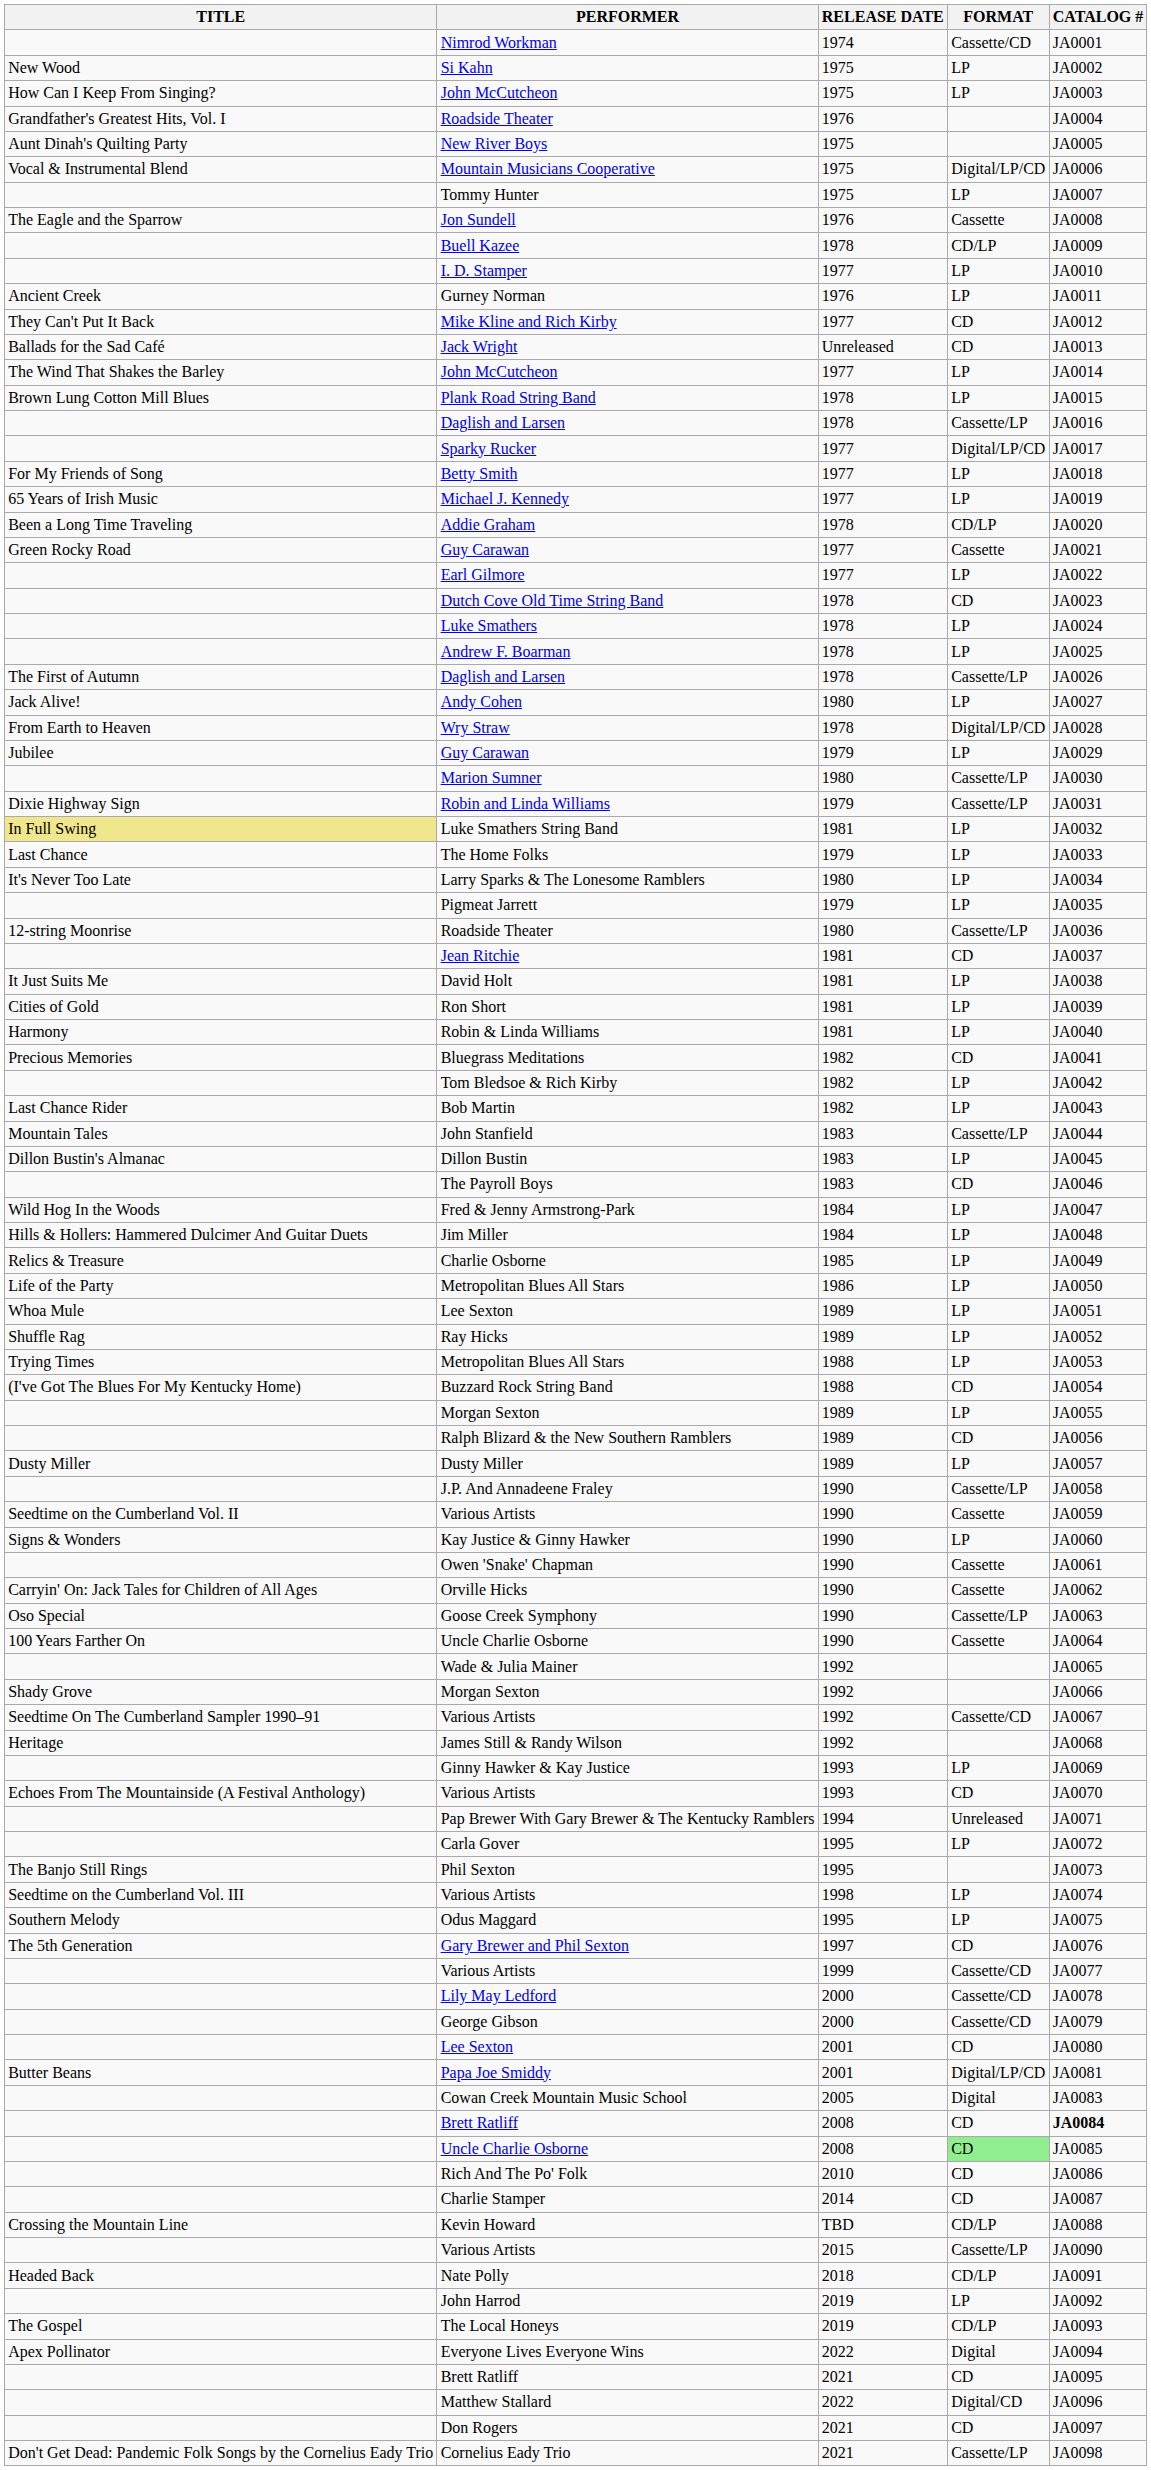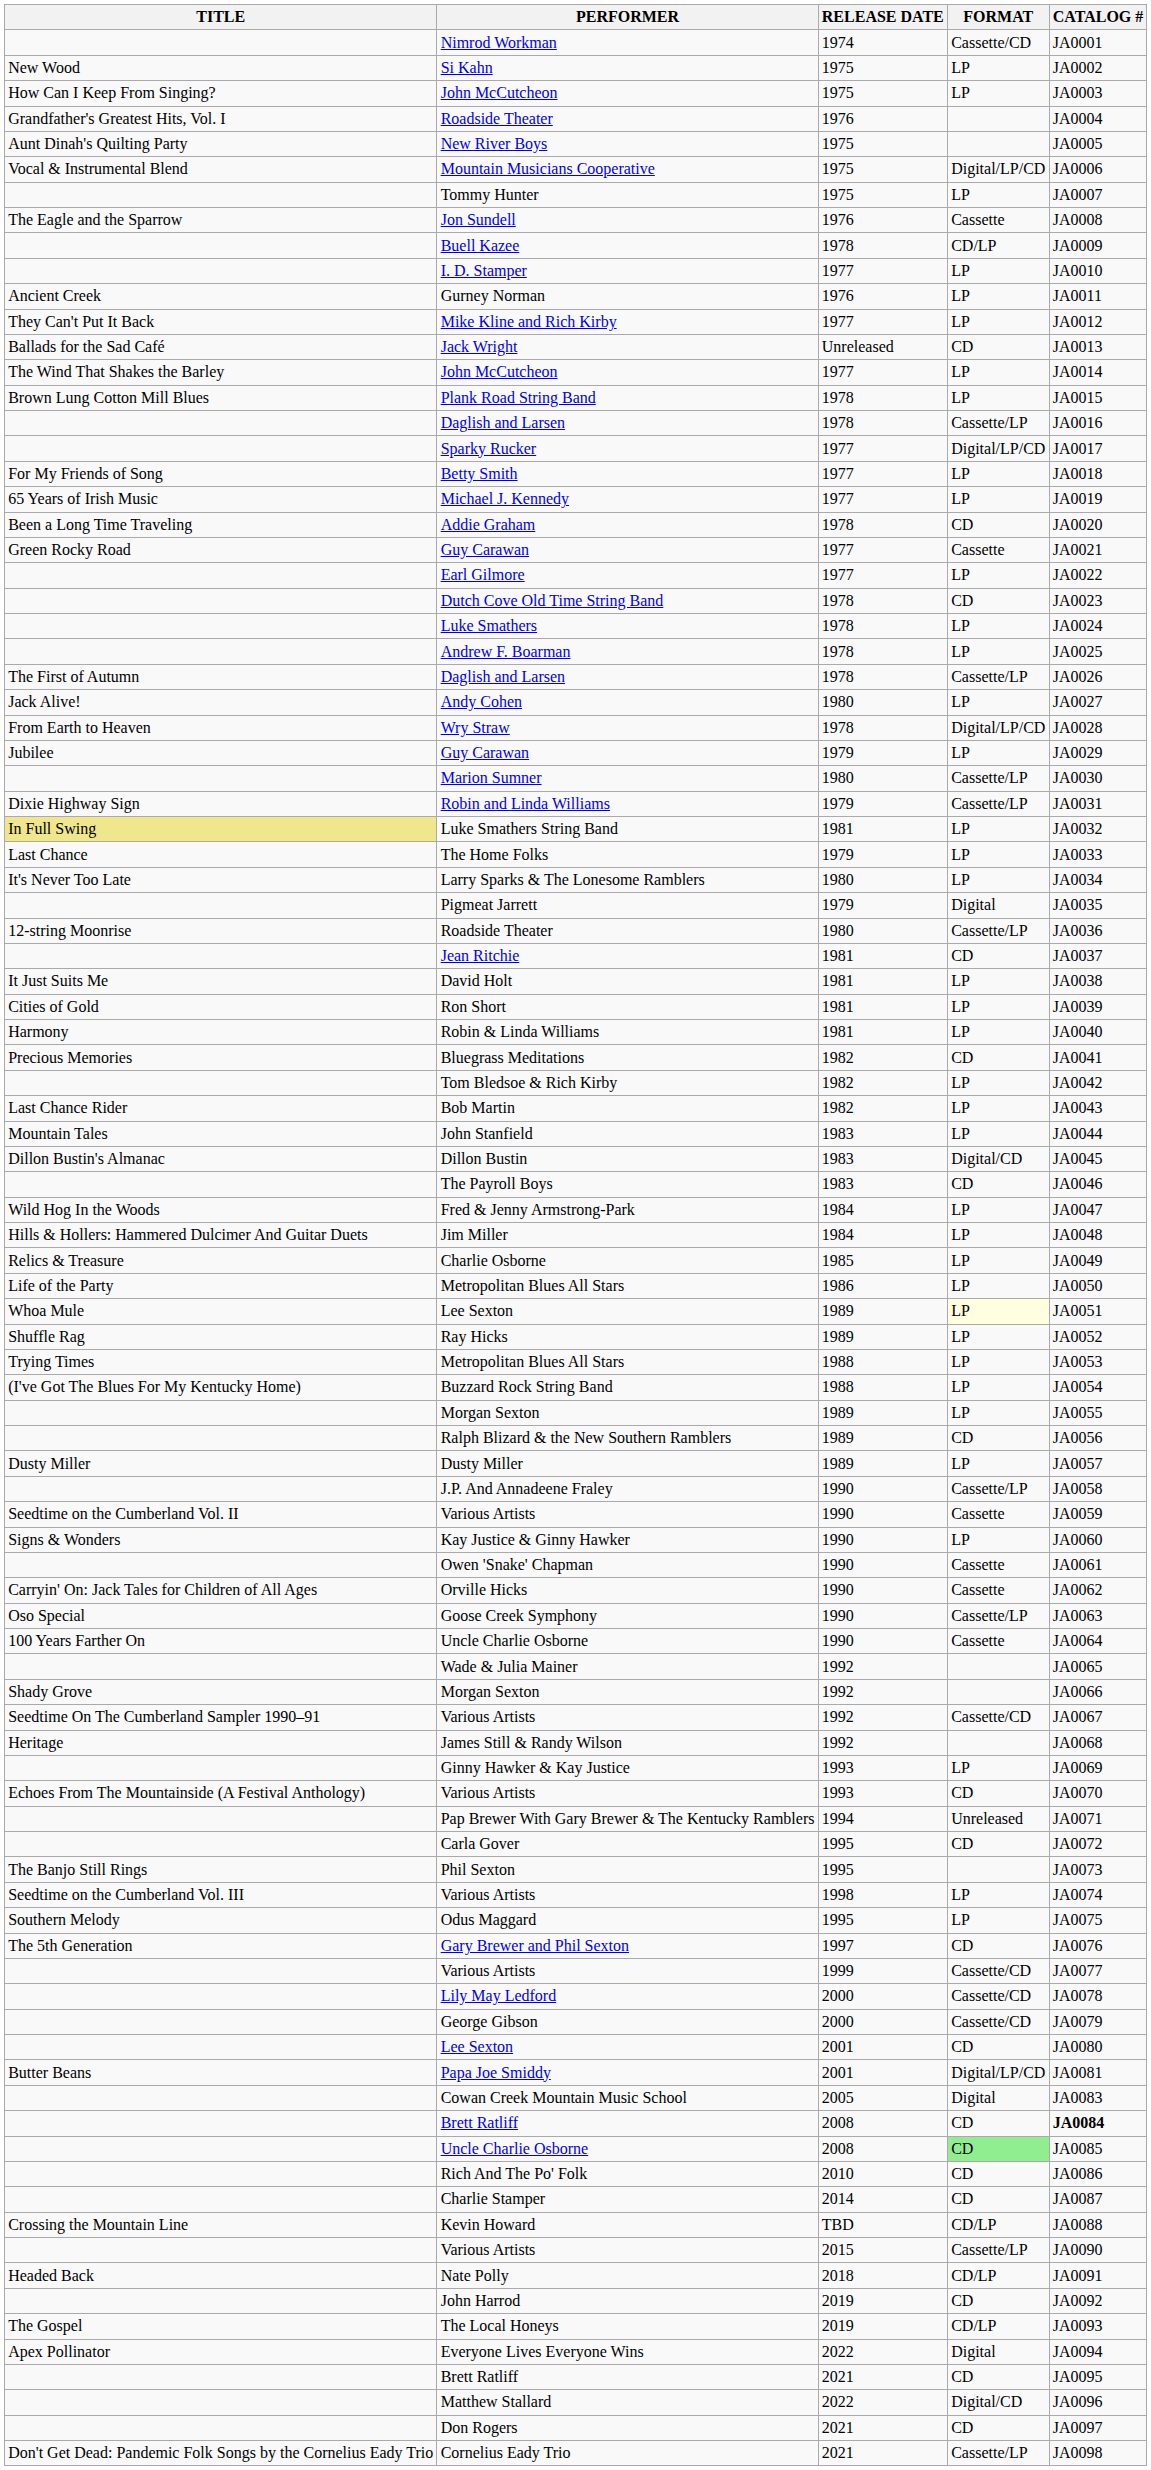(962, 321) CD -> (960, 321) LP
(974, 524) CD/LP -> (962, 524) CD
(960, 905) LP -> (973, 905) Digital
(989, 1133) Cassette/LP -> (960, 1133) LP
(960, 1159) LP -> (987, 1159) Digital/CD
(960, 1311) no background -> (960, 1311) lightyellow background
(962, 1387) CD -> (960, 1387) LP
(960, 1844) LP -> (962, 1844) CD
(960, 2300) LP -> (962, 2300) CD
